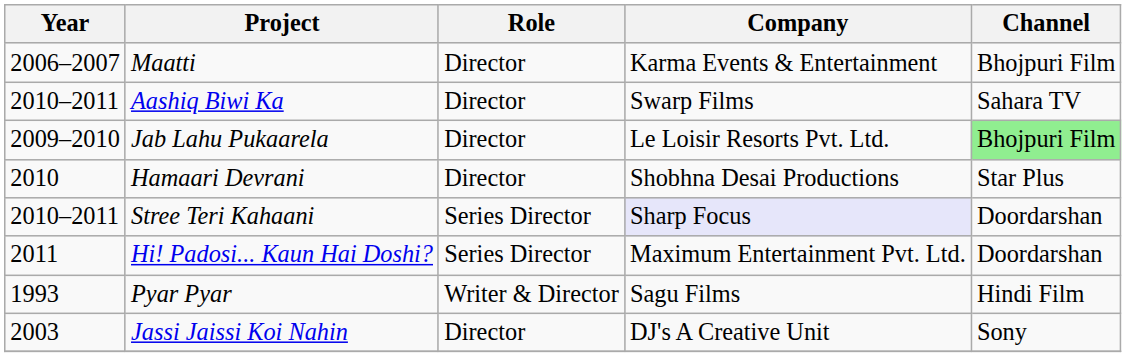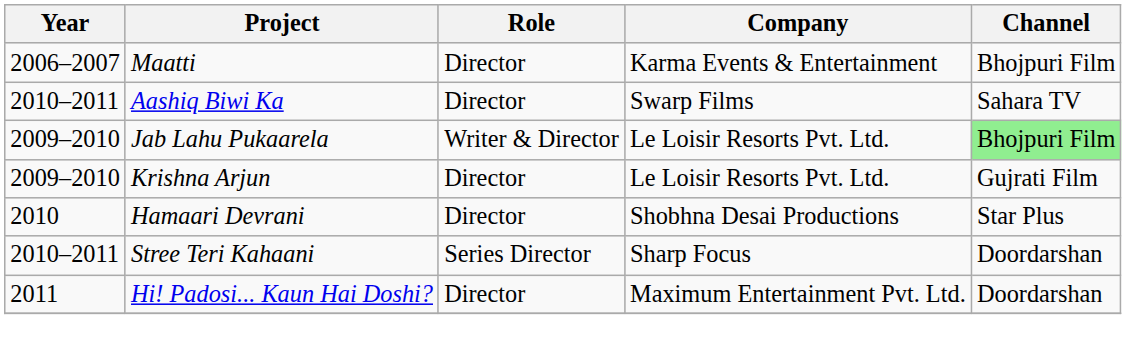(485, 139) Director -> (531, 139) Writer & Director
+ row: (201, 178)
(690, 216) lavender background -> (690, 255) no background
(517, 255) Series Director -> (485, 293) Director
- row: (181, 293)
- row: (239, 332)
